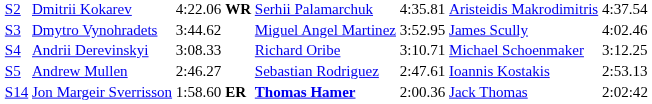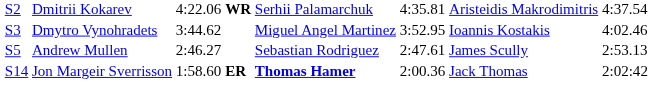(489, 29) James Scully -> (499, 29) Ioannis Kostakis
- row: (90, 50)
(499, 71) Ioannis Kostakis -> (489, 50) James Scully
